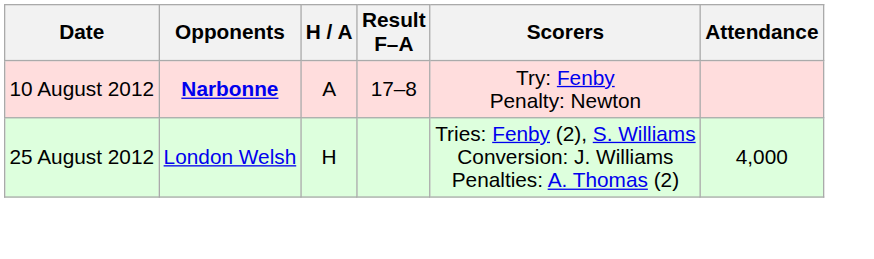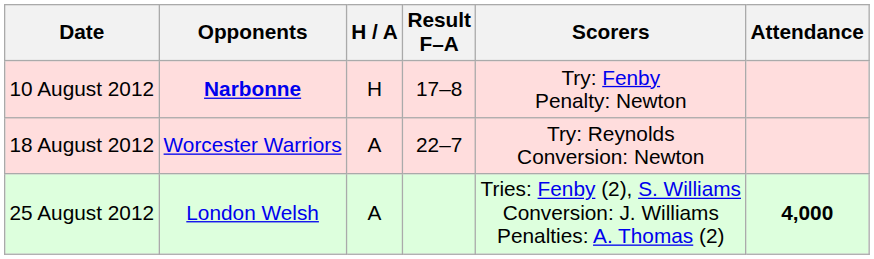(329, 89) A -> (374, 89) H
+ row: (82, 145)
(329, 157) H -> (374, 213) A
(762, 157) normal -> (807, 213) bold
